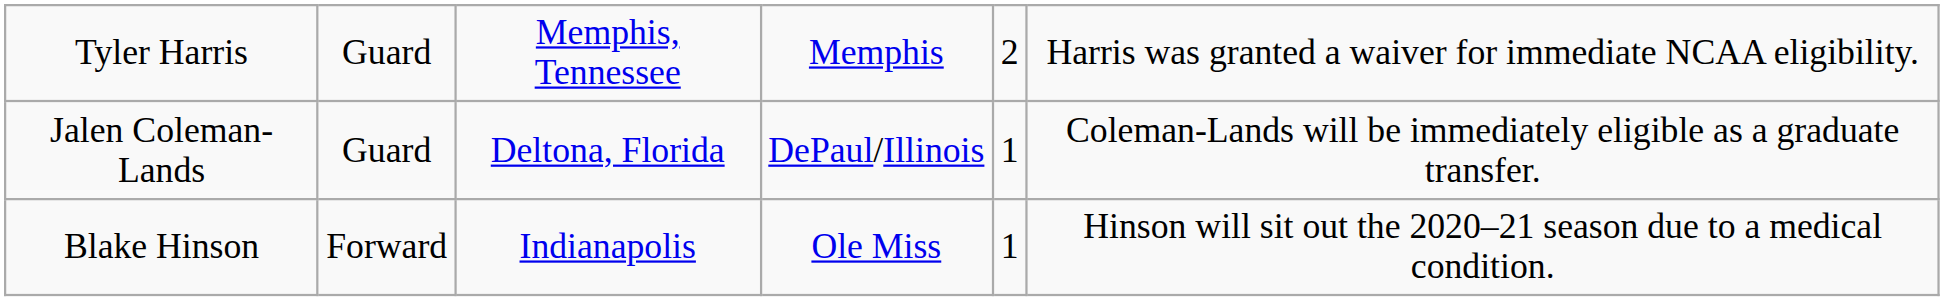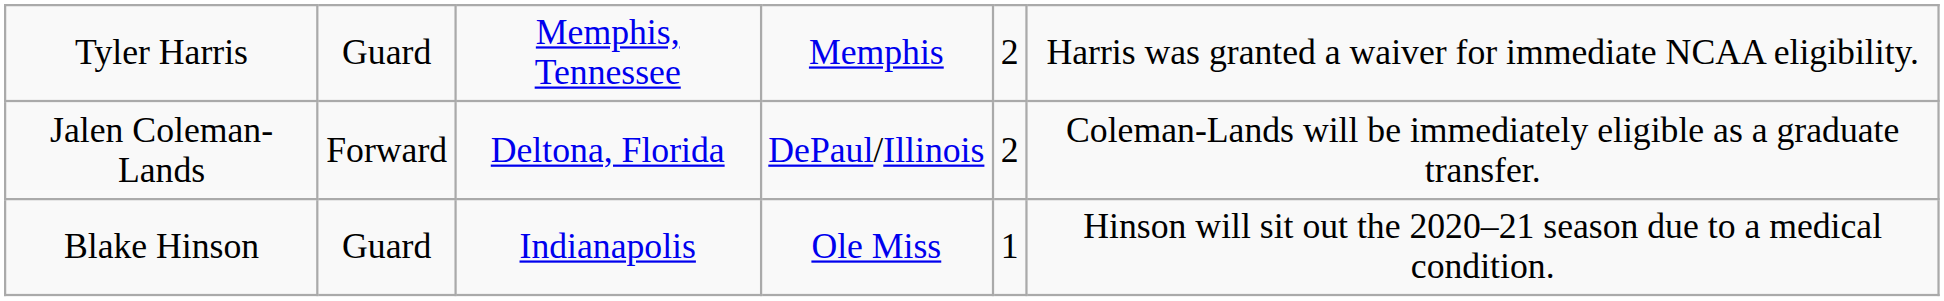(387, 149) Guard -> (387, 149) Forward
(1010, 149) 1 -> (1010, 149) 2
(387, 246) Forward -> (387, 246) Guard
